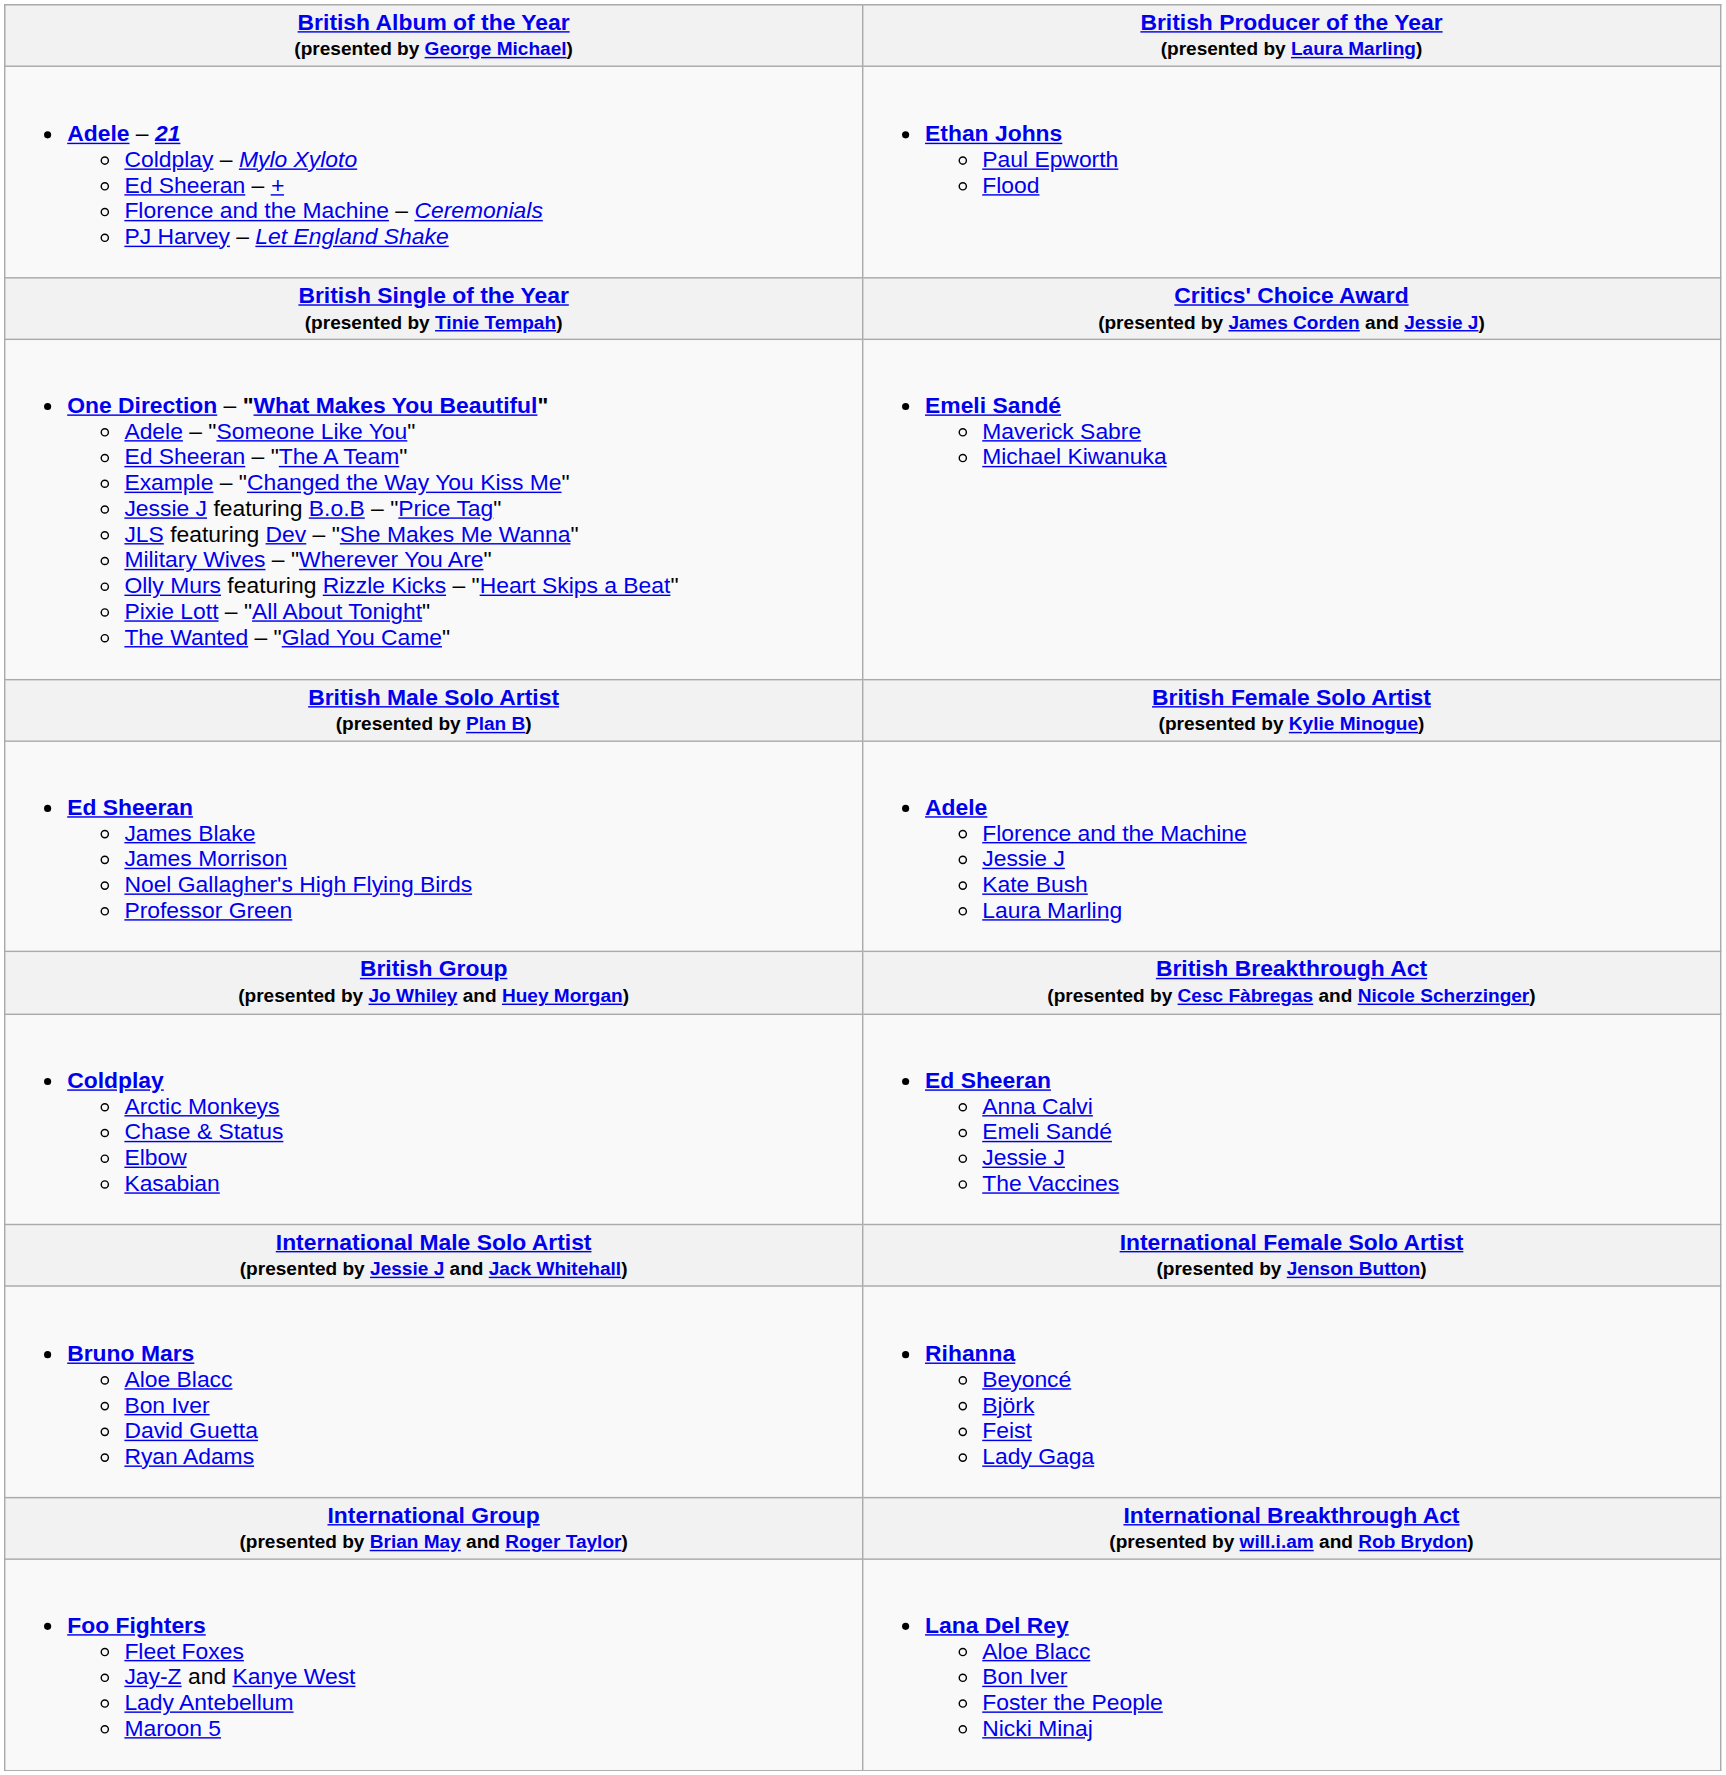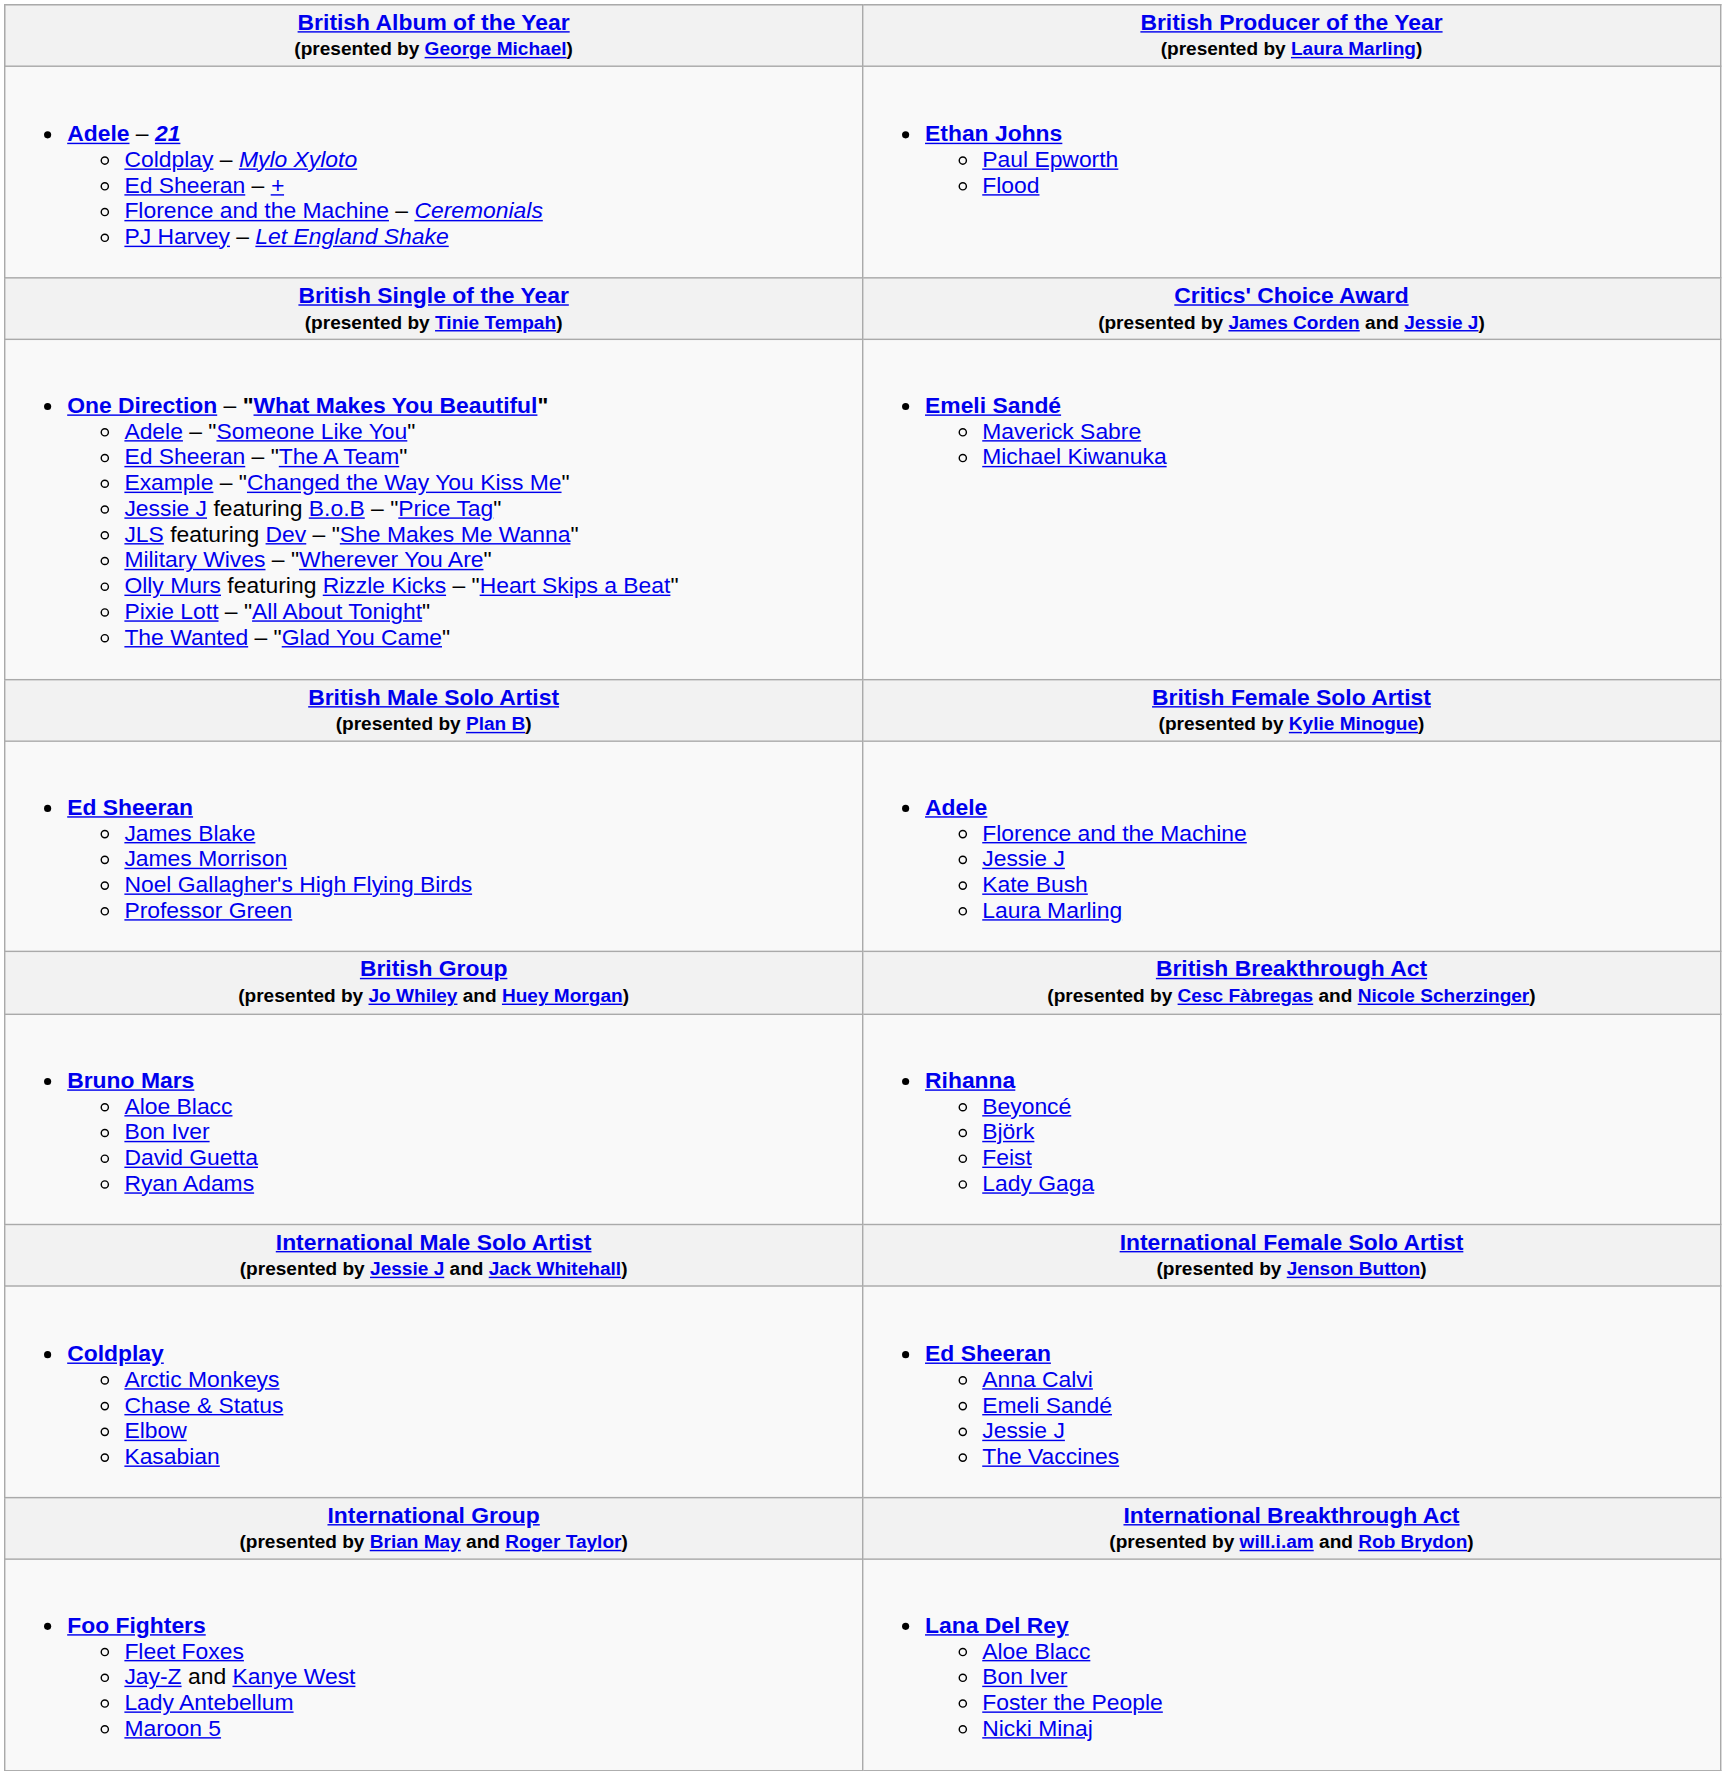rows swapped: (434, 1132) <-> (434, 1405)
